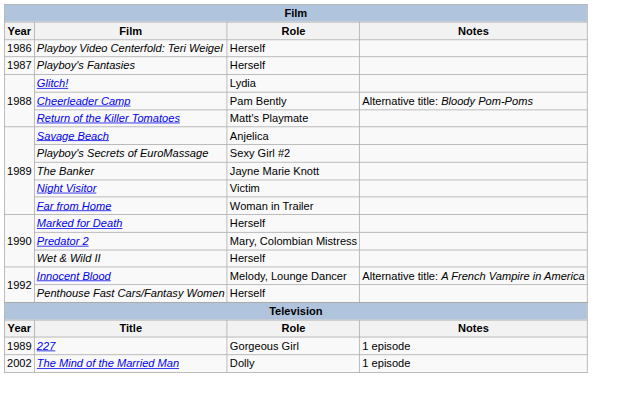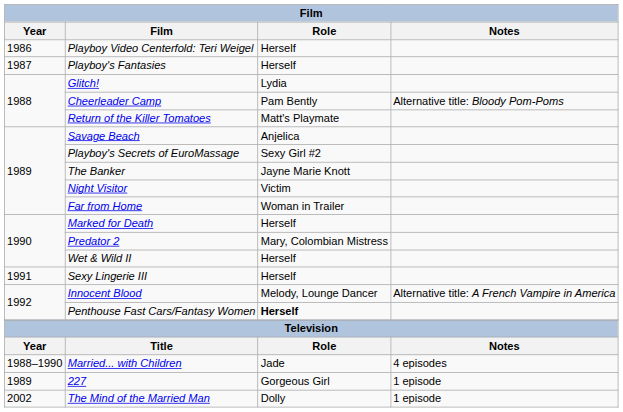+ row: (107, 276)
(247, 294) normal -> (279, 311) bold
+ row: (125, 364)
